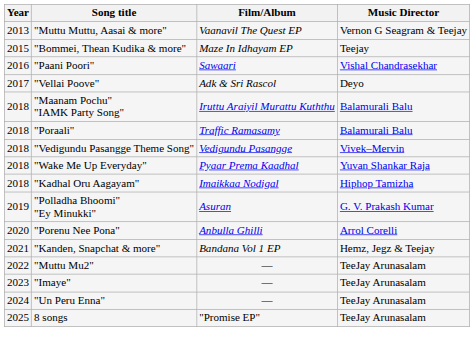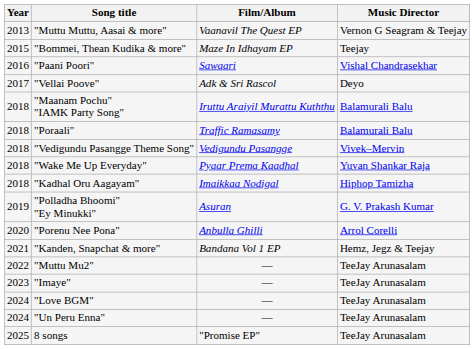+ row: (64, 300)
